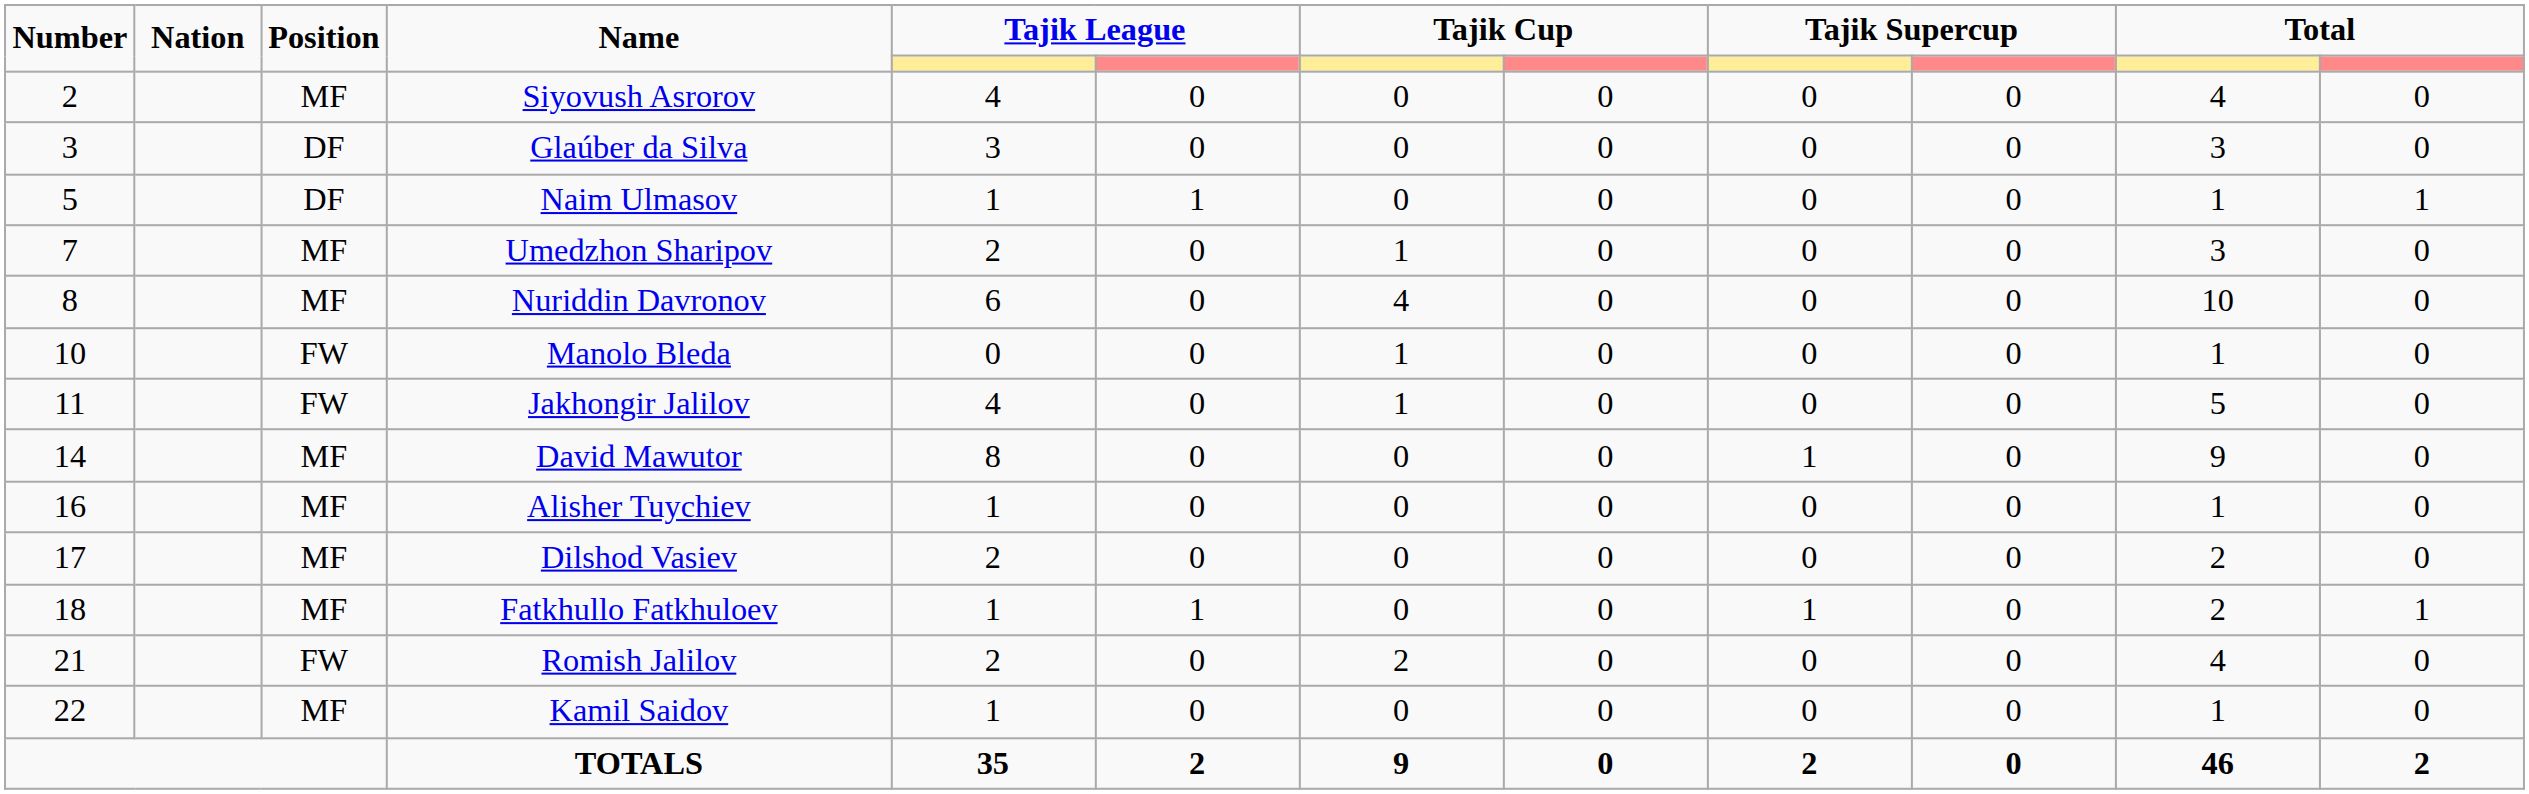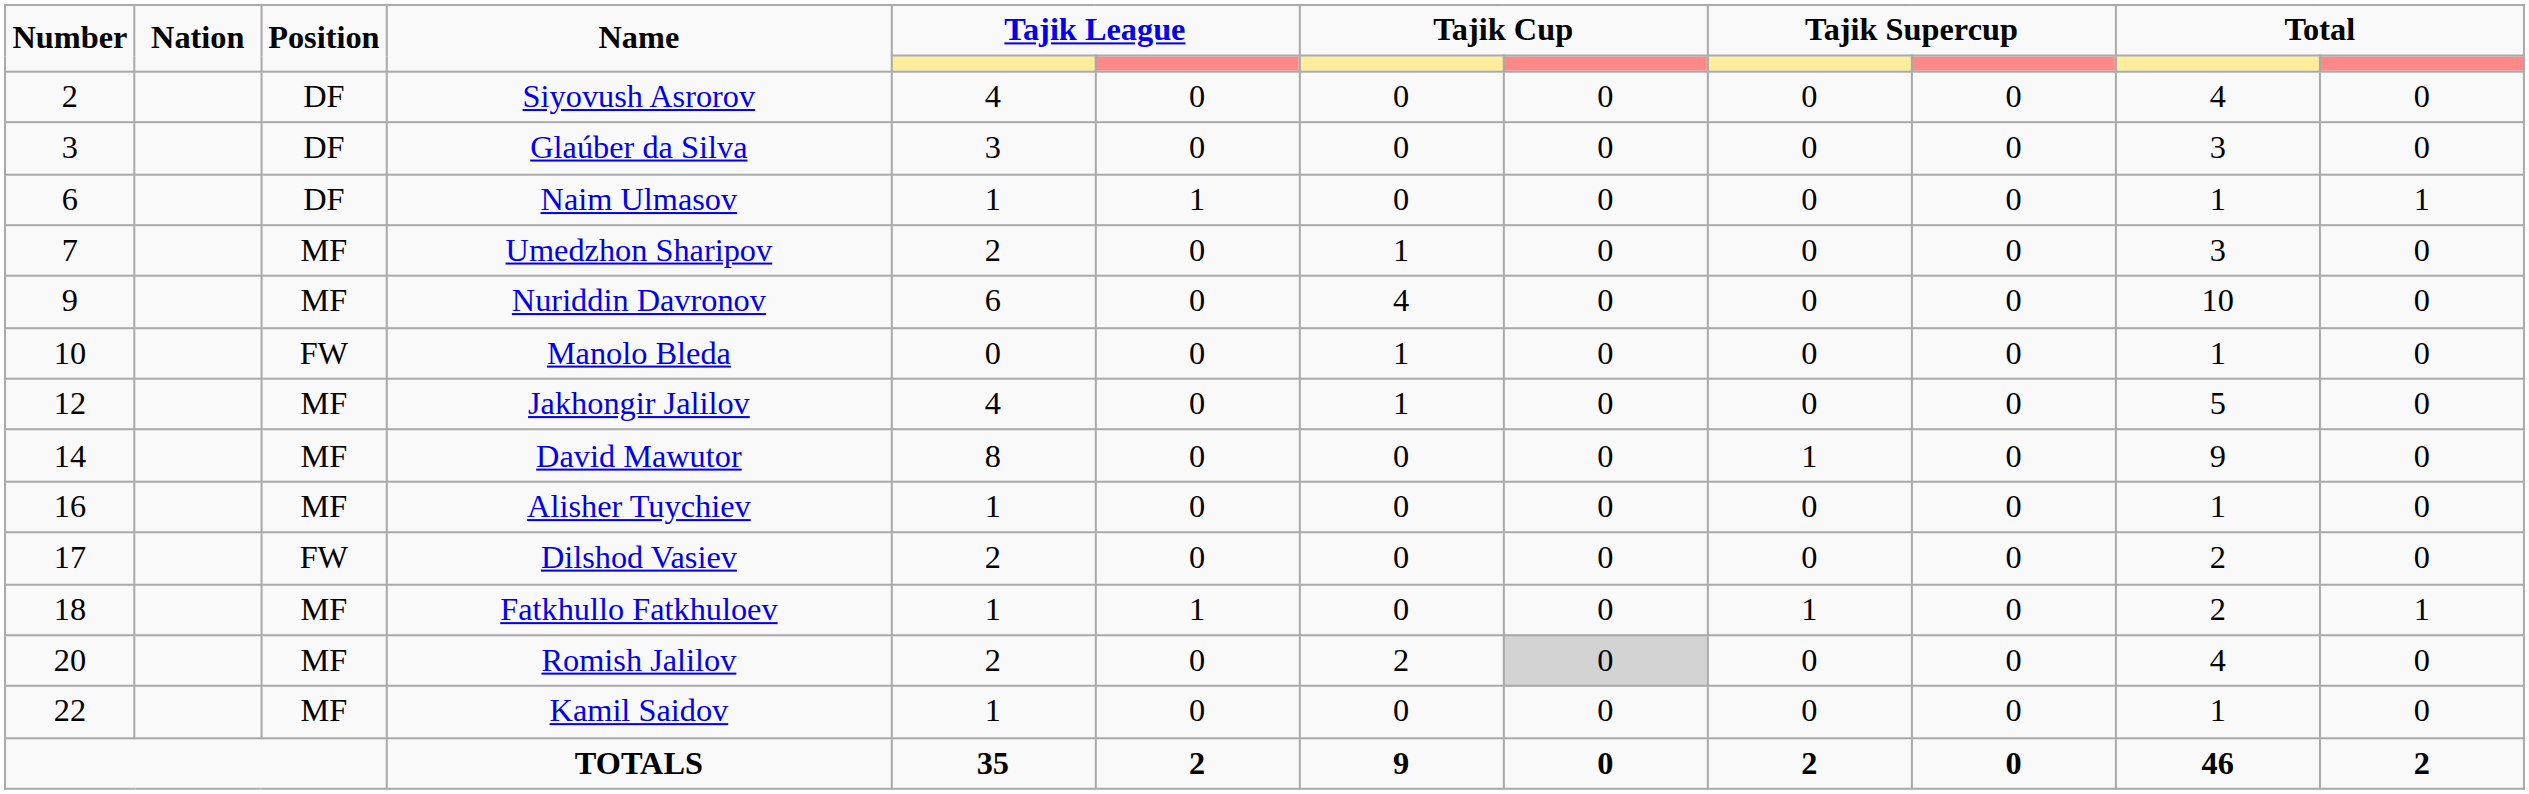(324, 96) MF -> (324, 96) DF
(70, 198) 5 -> (70, 198) 6
(70, 301) 8 -> (70, 301) 9
(70, 403) 11 -> (70, 403) 12
(324, 403) FW -> (324, 403) MF
(324, 557) MF -> (324, 557) FW
(70, 660) 21 -> (70, 660) 20
(324, 660) FW -> (324, 660) MF
(1605, 660) no background -> (1605, 660) lightgrey background
